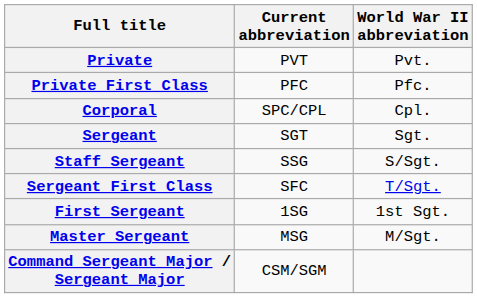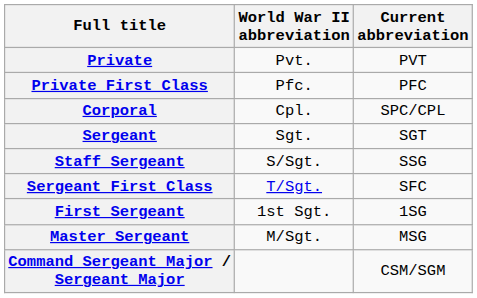columns swapped: (294, 26) <-> (413, 26)
